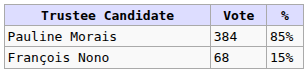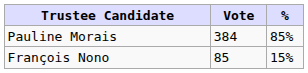(222, 57) 68 -> (222, 57) 85
